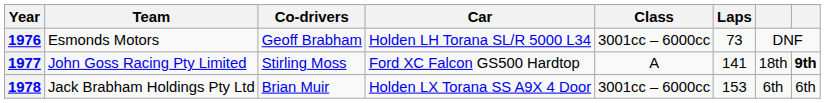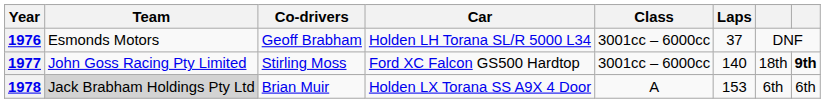(734, 40) 73 -> (734, 40) 37
(654, 63) A -> (654, 63) 3001cc – 6000cc
(734, 63) 141 -> (734, 63) 140
(151, 87) no background -> (151, 87) lightgrey background
(654, 87) 3001cc – 6000cc -> (654, 87) A
